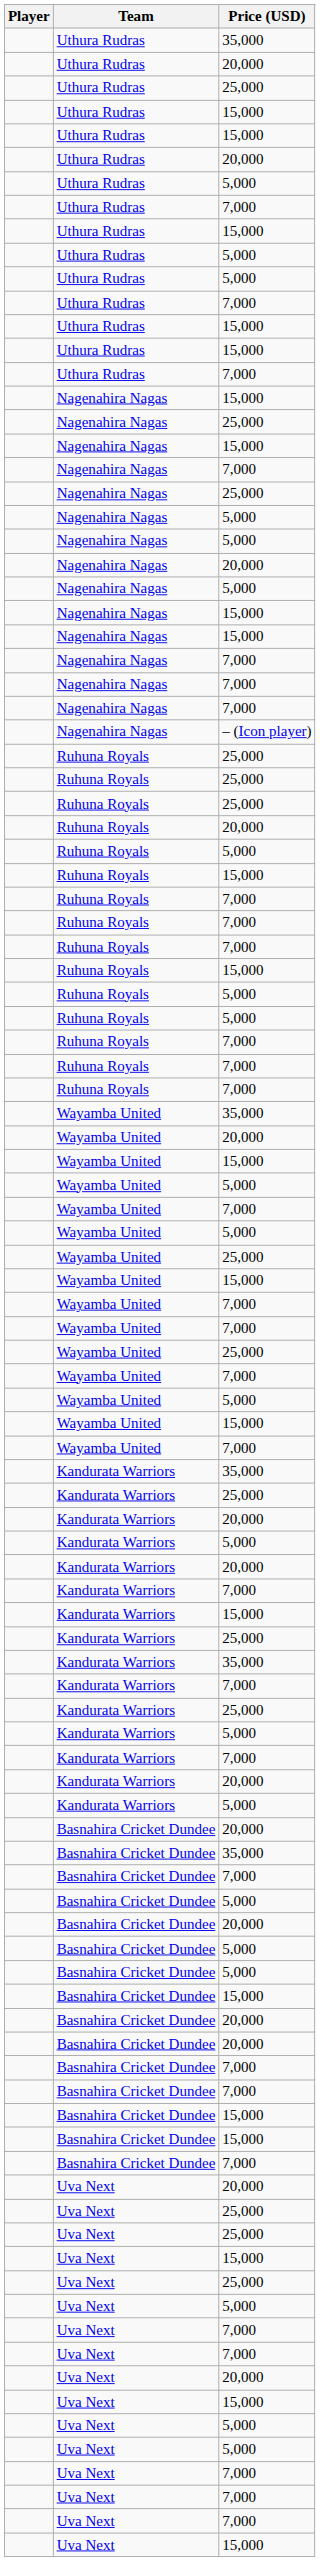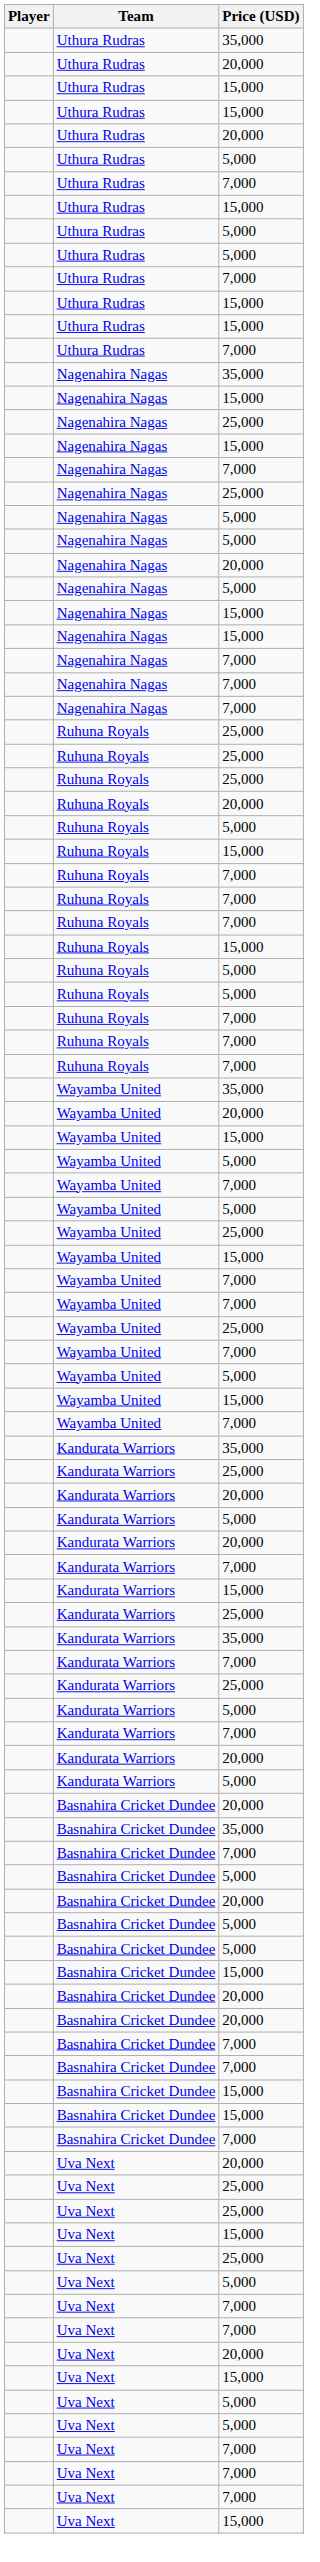- row: (101, 87)
+ row: (112, 374)
- row: (112, 732)
